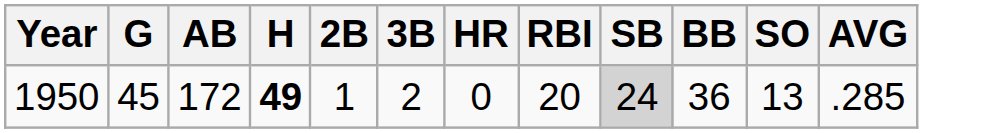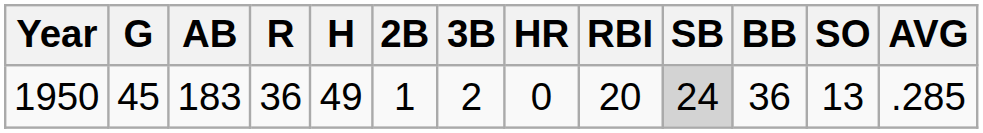+ column: (281, 34)
(210, 95) 172 -> (210, 95) 183
(281, 95) bold -> (341, 95) normal
